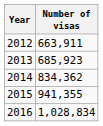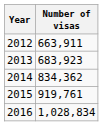(60, 60) 685,923 -> (60, 60) 683,923
(60, 95) 941,355 -> (60, 95) 919,761
